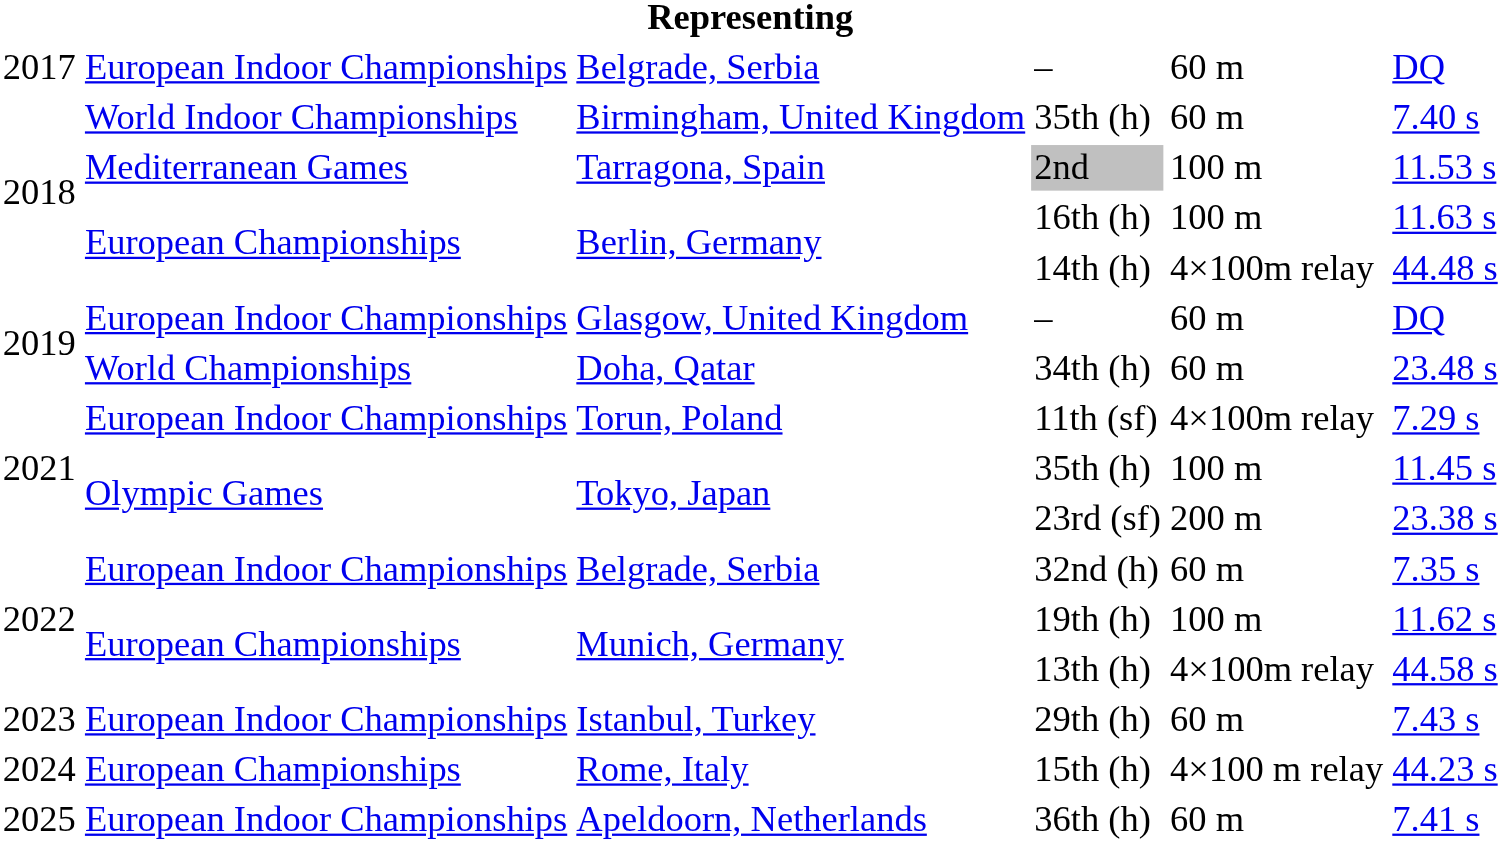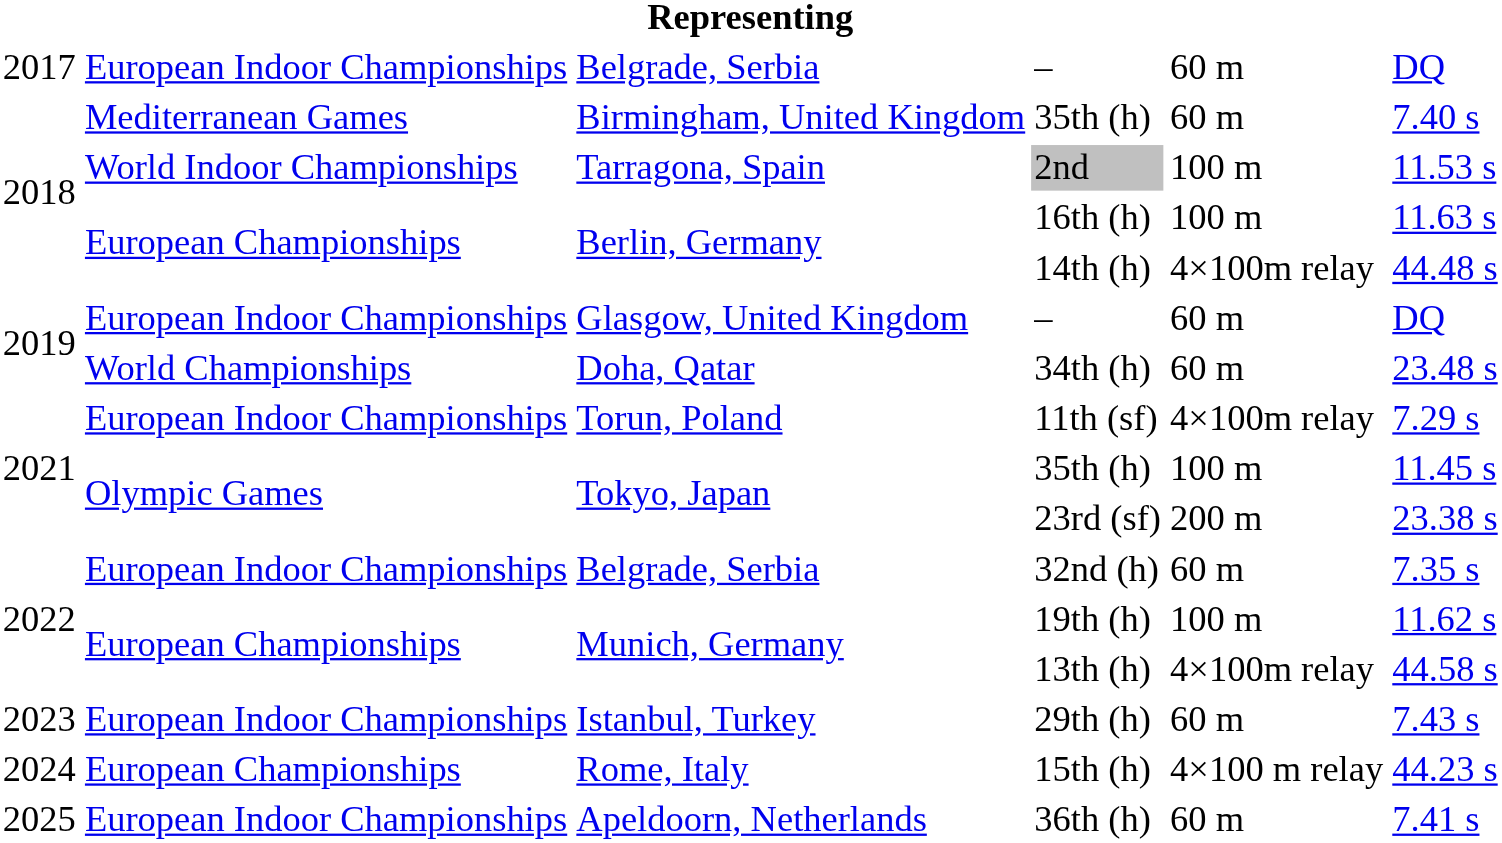(301, 117) World Indoor Championships -> (246, 117) Mediterranean Games
(246, 167) Mediterranean Games -> (301, 167) World Indoor Championships
